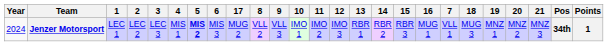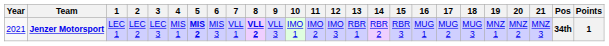columns swapped: (450, 11) <-> (238, 11)
(16, 29) 2024 -> (16, 29) 2021
(260, 29) normal -> (256, 29) bold
